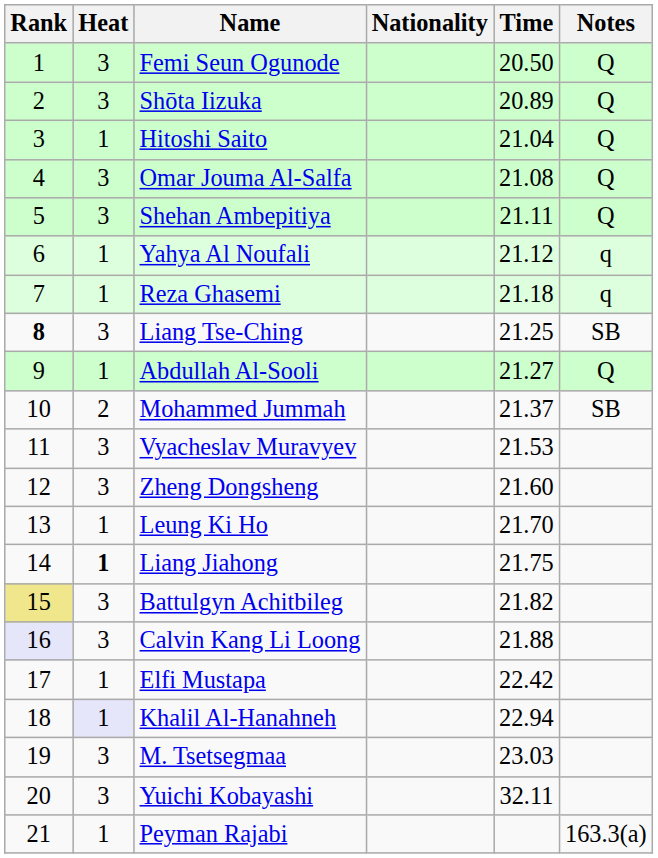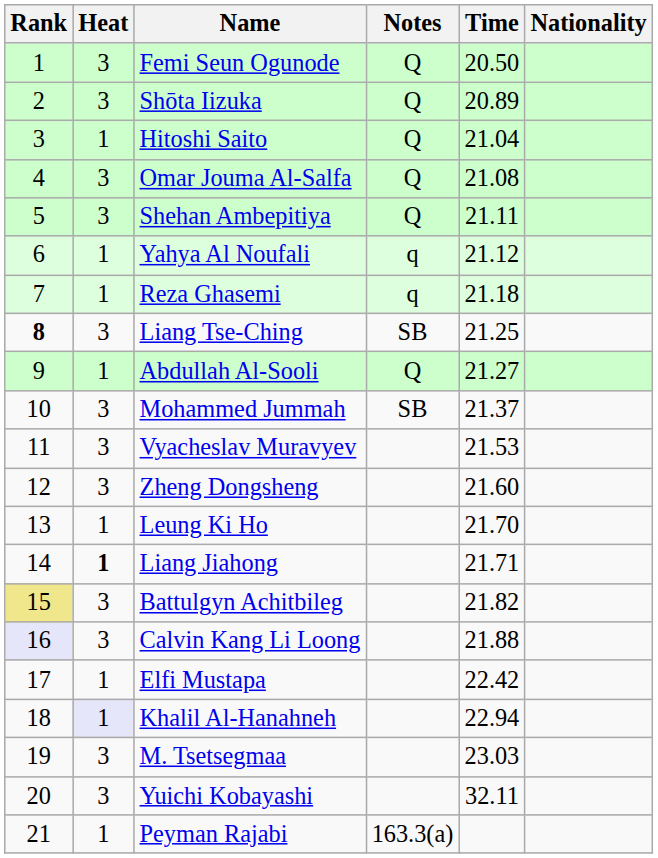columns swapped: (430, 23) <-> (606, 23)
(103, 409) 2 -> (103, 409) 3
(526, 563) 21.75 -> (492, 563) 21.71
